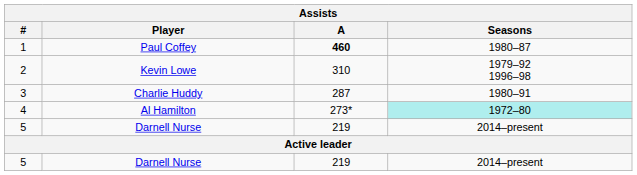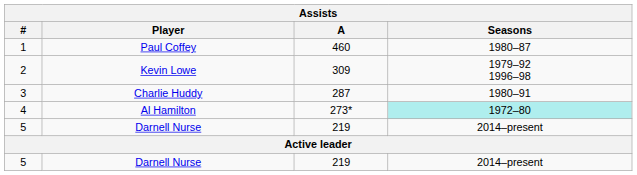(341, 47) bold -> (341, 47) normal
(341, 70) 310 -> (341, 70) 309
